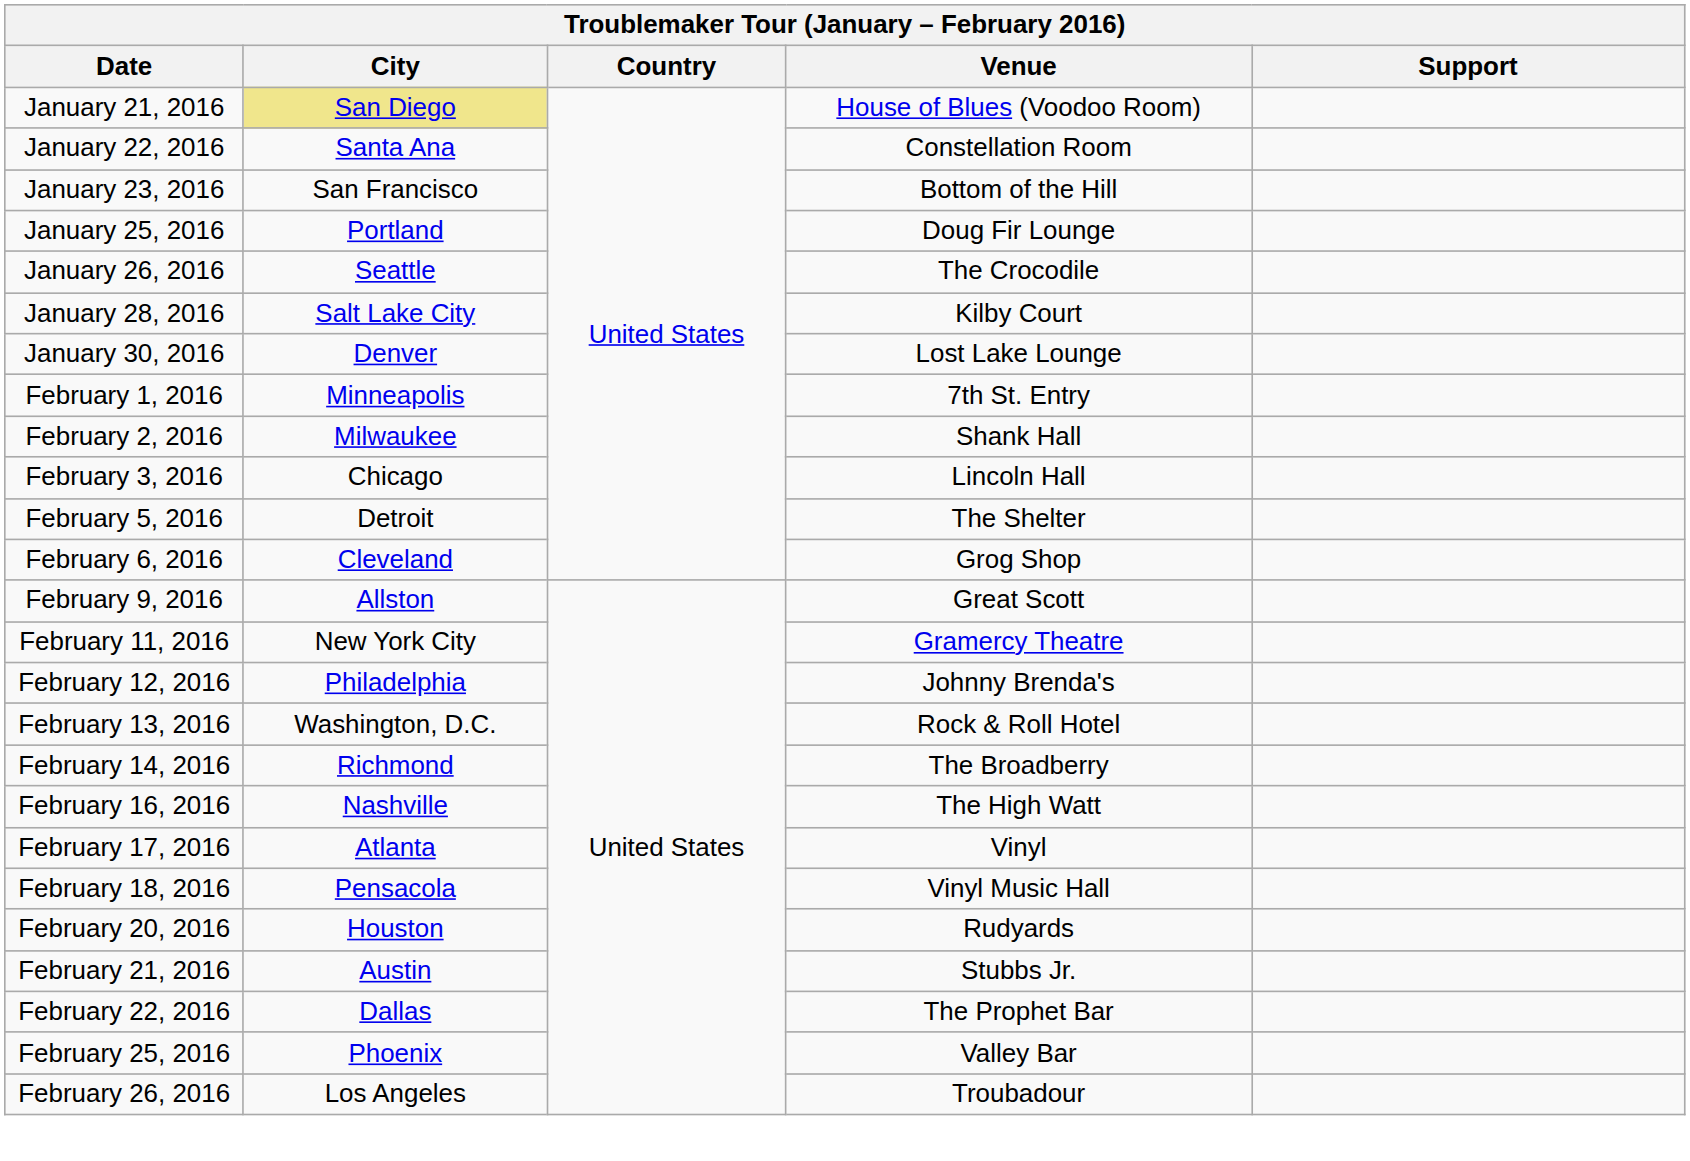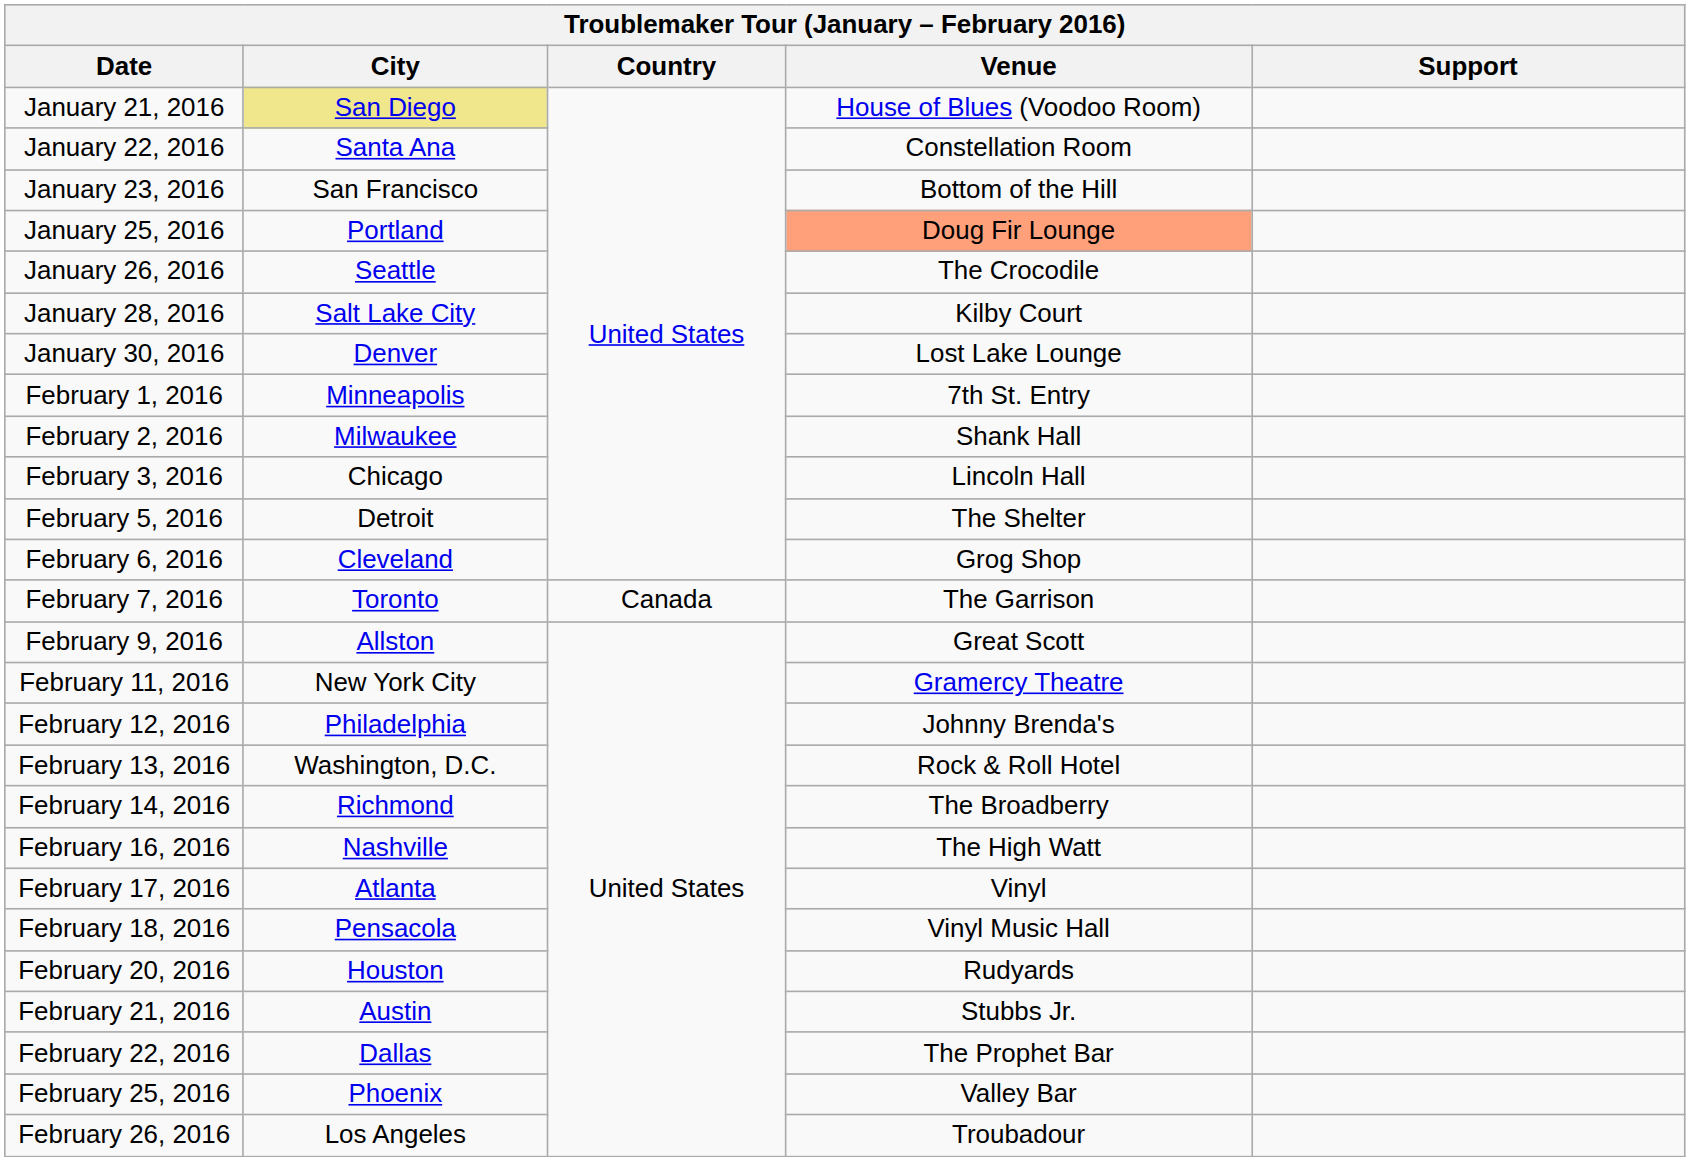(1019, 230) no background -> (1019, 230) lightsalmon background
+ row: (124, 600)
